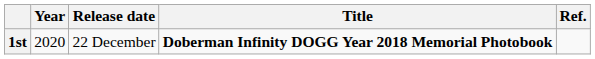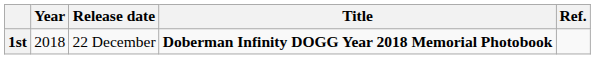(50, 41) 2020 -> (50, 41) 2018
